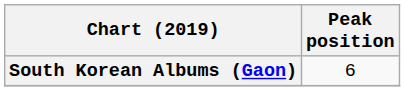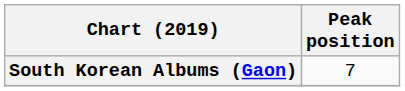(350, 71) 6 -> (350, 71) 7
